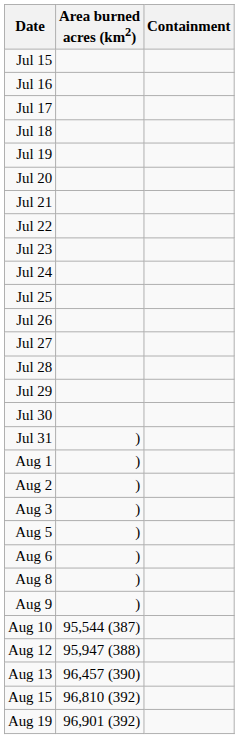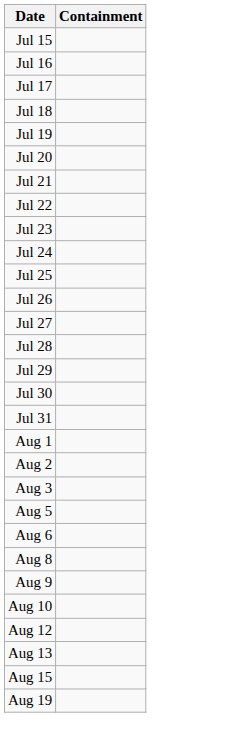- column: (100, 26)
